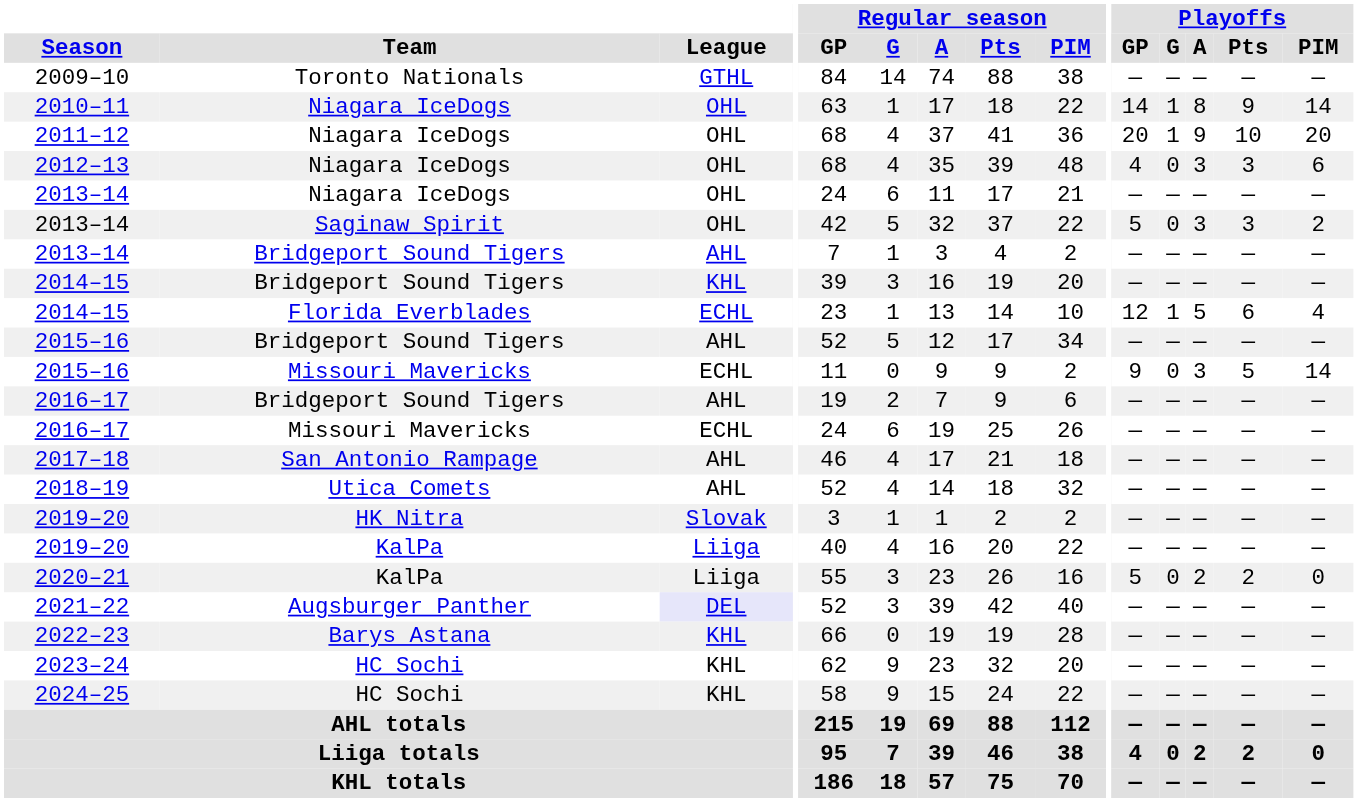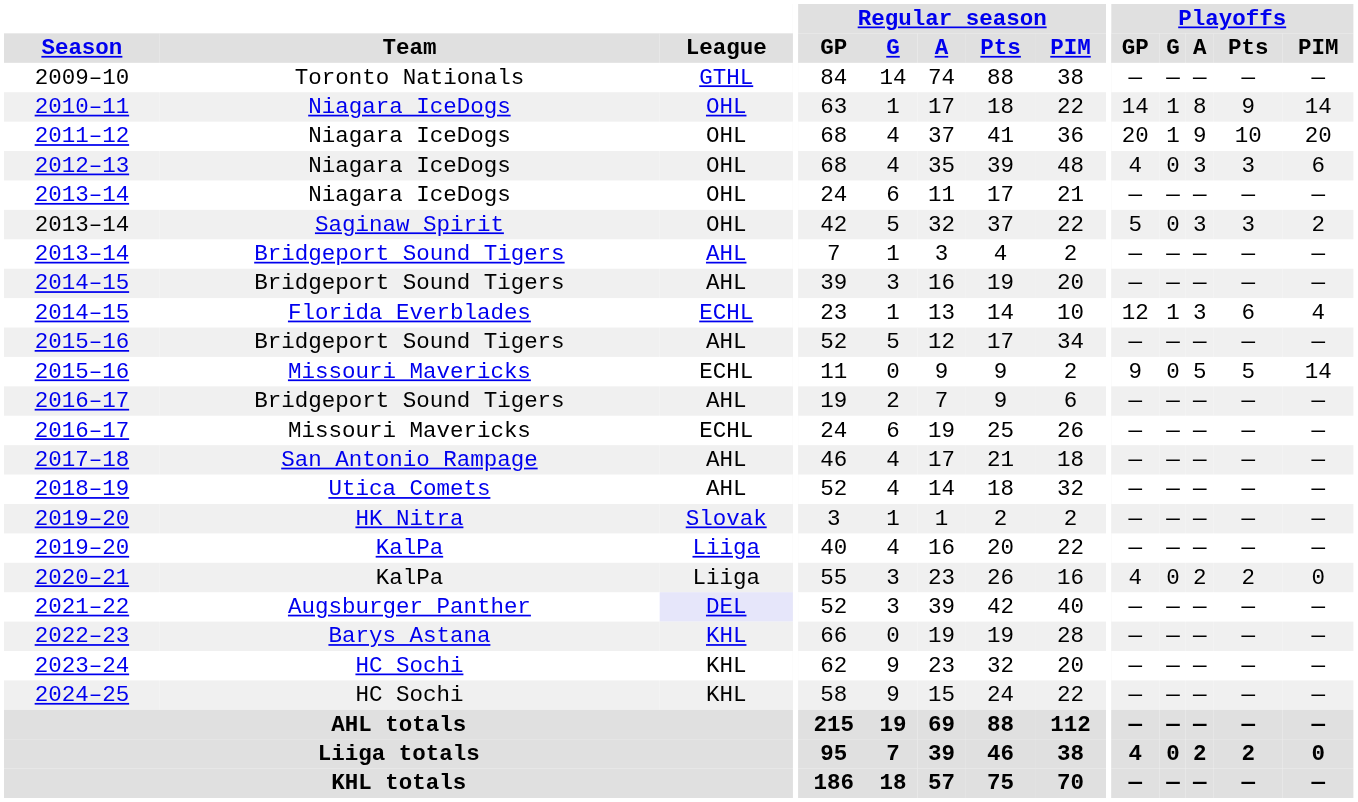(726, 283) KHL -> (726, 283) AHL
(1200, 313) 5 -> (1200, 313) 3
(1200, 372) 3 -> (1200, 372) 5
(1135, 577) 5 -> (1135, 577) 4
